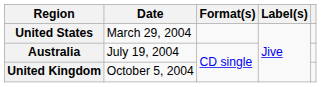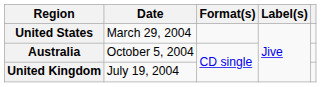(143, 52) July 19, 2004 -> (150, 52) October 5, 2004
(150, 71) October 5, 2004 -> (143, 71) July 19, 2004
